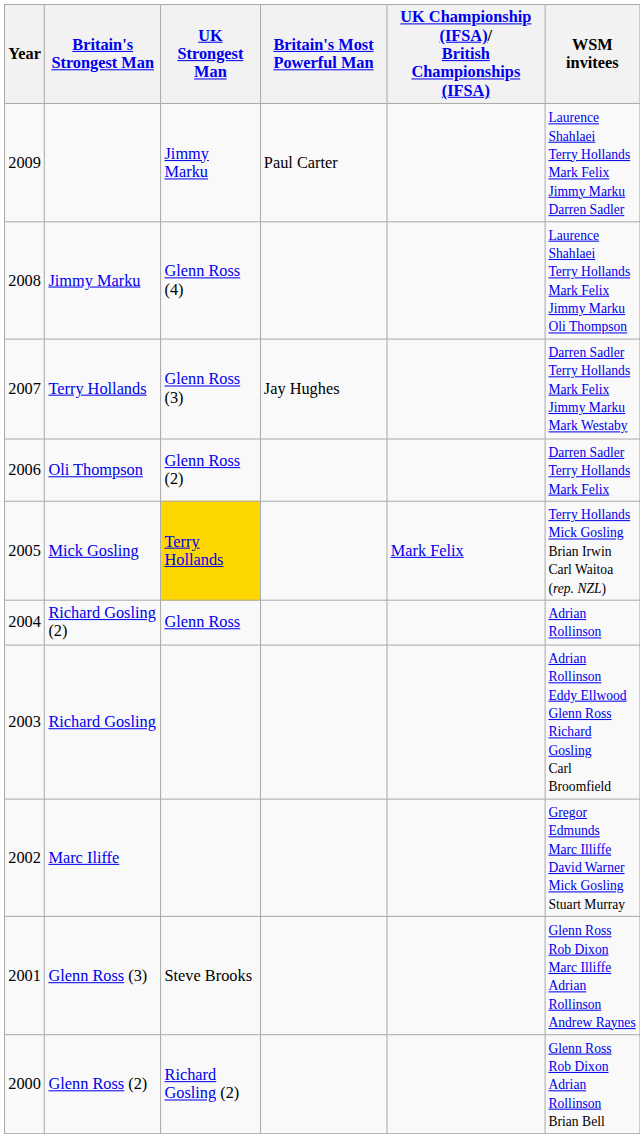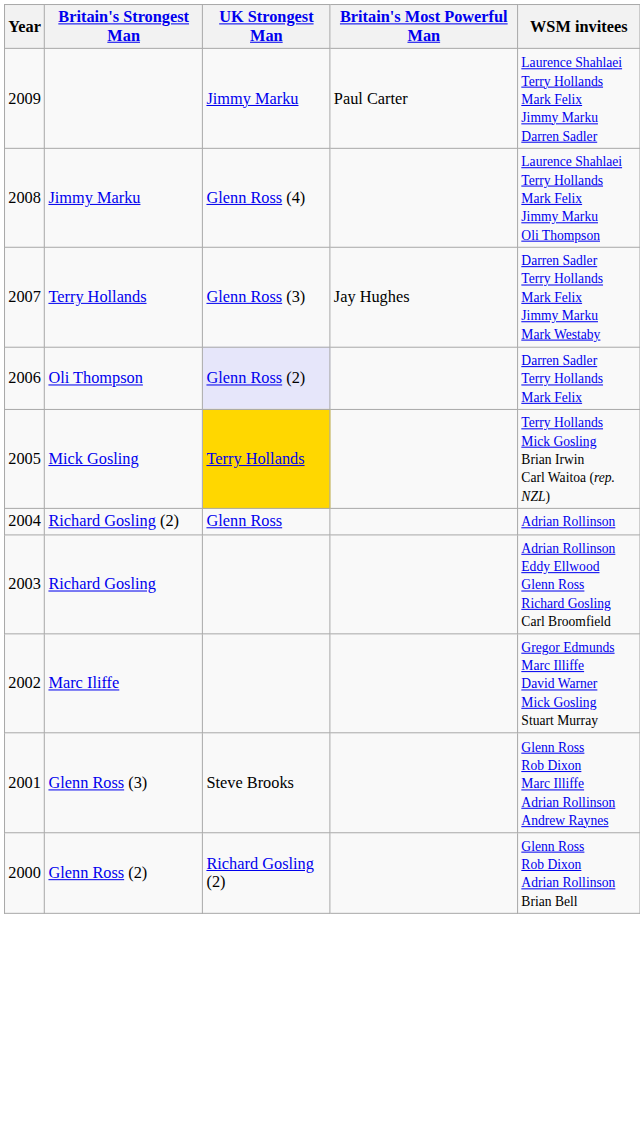- column: (466, 54)
(202, 469) no background -> (256, 378) lavender background
